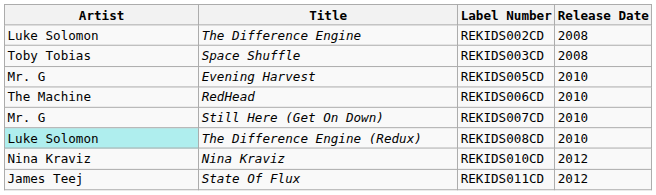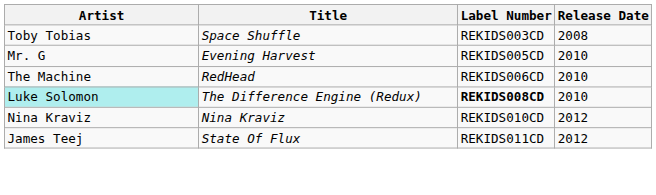- row: (281, 35)
- row: (293, 118)
(502, 138) normal -> (502, 97) bold
